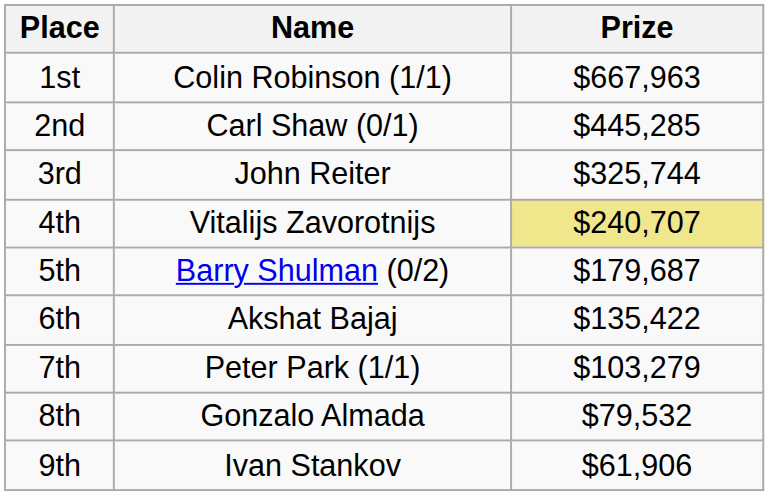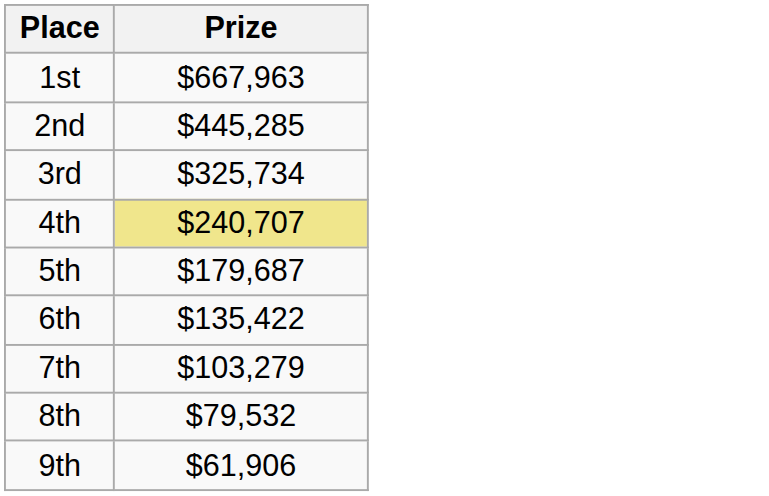- column: (313, 28)
(637, 174) $325,744 -> (241, 174) $325,734
